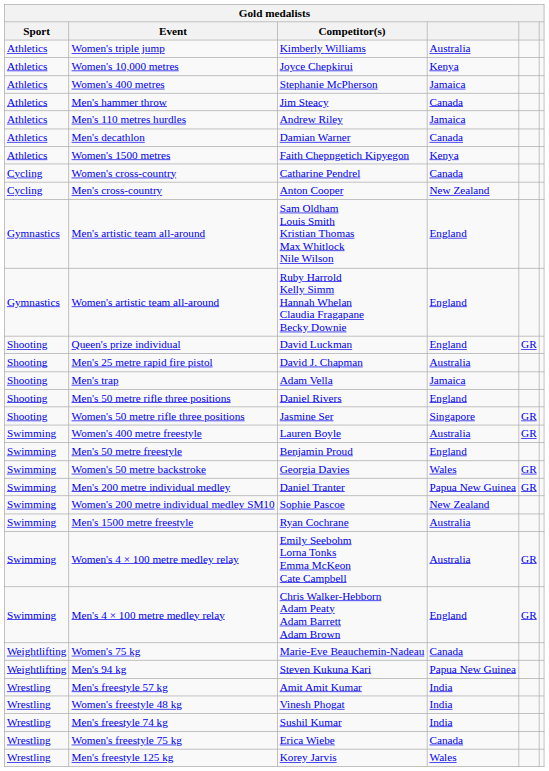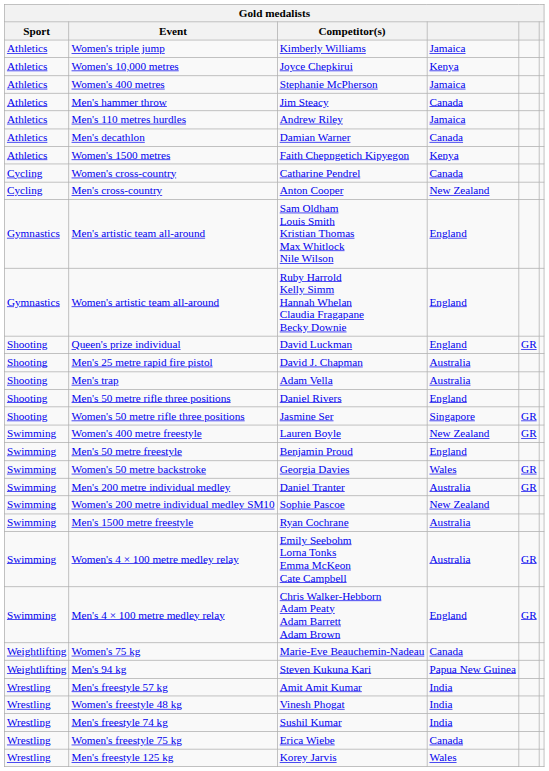(450, 48) Australia -> (447, 48) Jamaica
(447, 380) Jamaica -> (450, 380) Australia
(450, 433) Australia -> (459, 433) New Zealand
(473, 487) Papua New Guinea -> (450, 487) Australia
